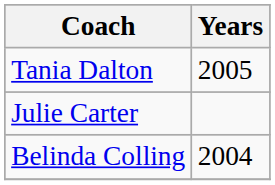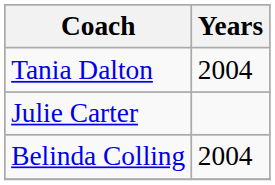(225, 69) 2005 -> (225, 69) 2004
